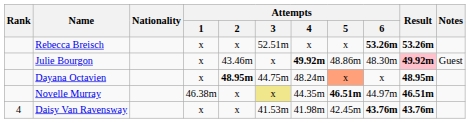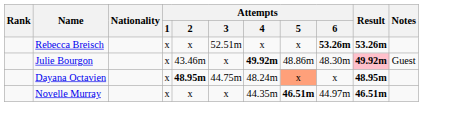(201, 93) 46.38m -> (167, 93) x
(273, 93) khaki background -> (226, 93) no background
- row: (81, 110)
